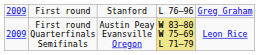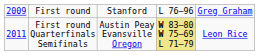(16, 34) 2009 -> (16, 34) 2011
